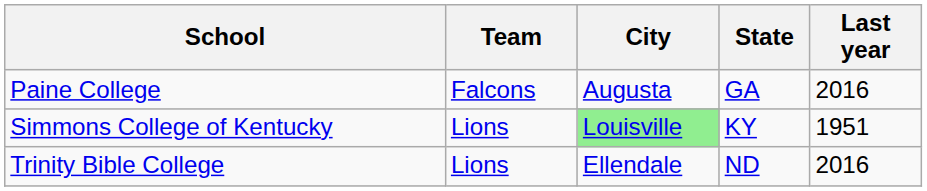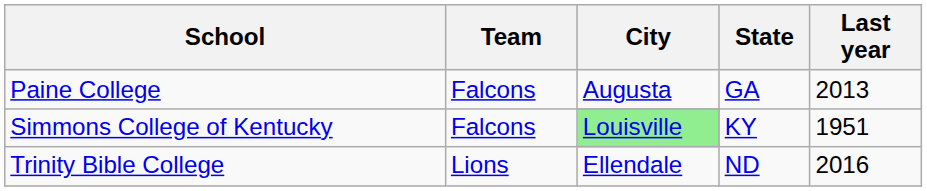(842, 89) 2016 -> (842, 89) 2013
(480, 127) Lions -> (493, 127) Falcons
